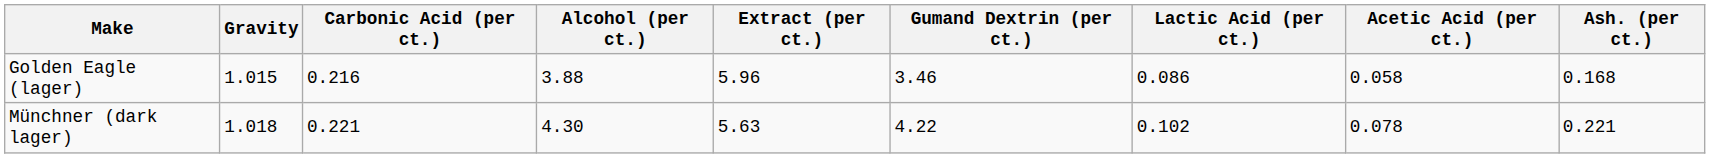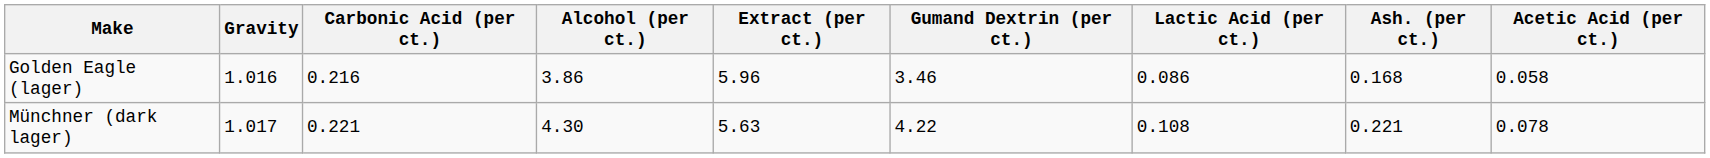columns swapped: (1452, 29) <-> (1632, 29)
(251, 79) 1.015 -> (251, 79) 1.016
(562, 79) 3.88 -> (562, 79) 3.86
(251, 128) 1.018 -> (251, 128) 1.017
(1163, 128) 0.102 -> (1163, 128) 0.108
